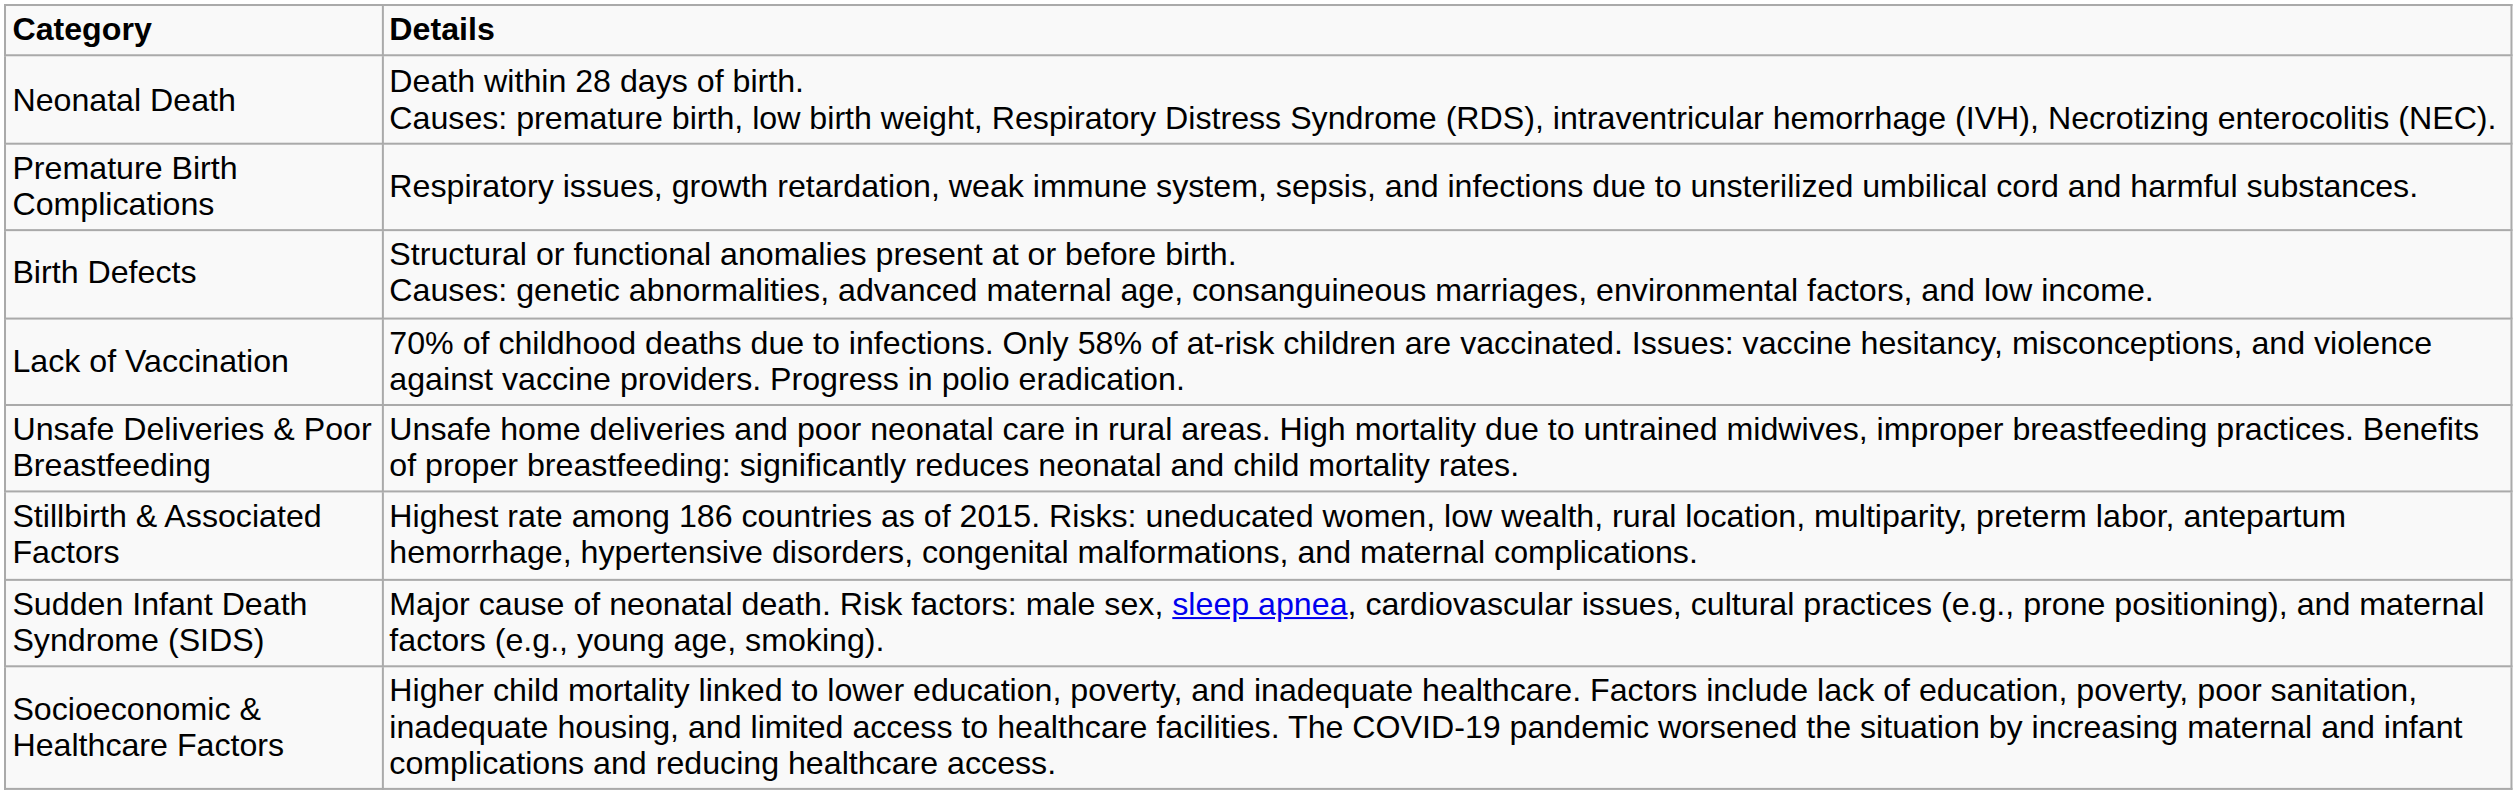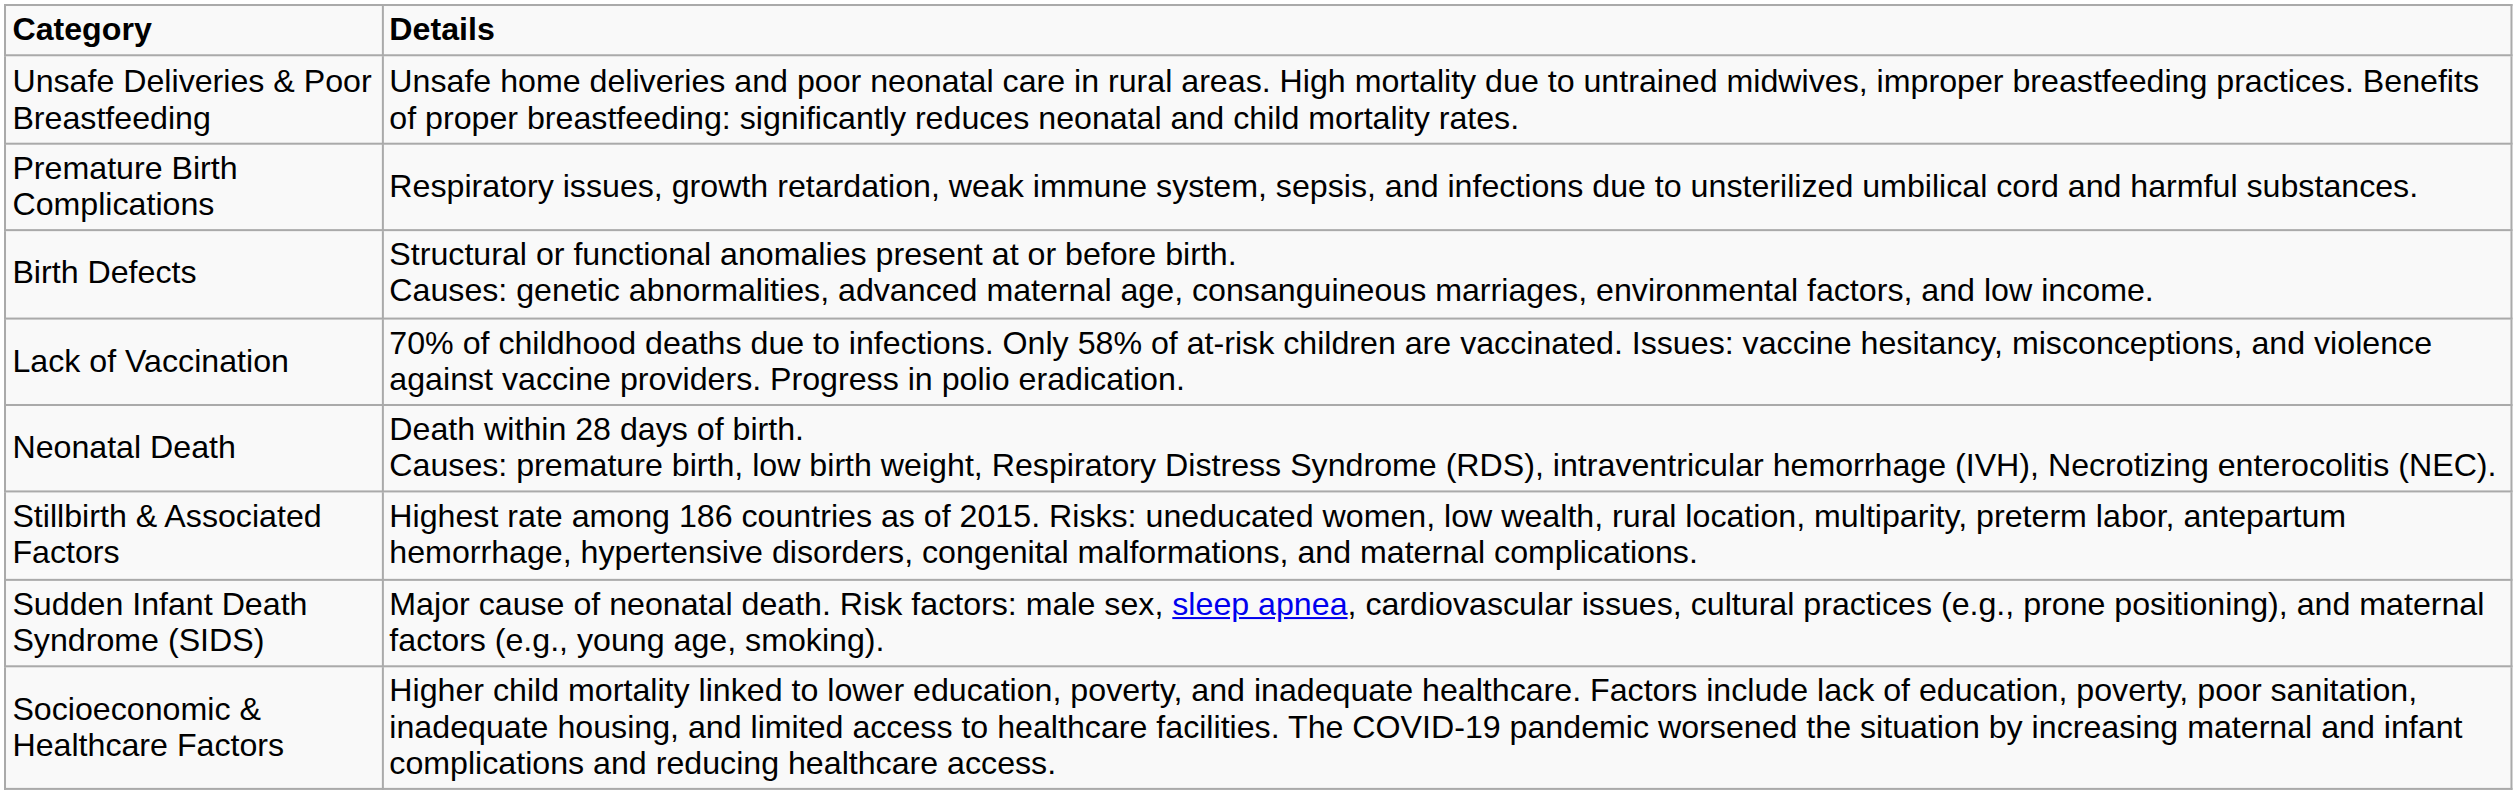rows swapped: (124, 99) <-> (192, 447)
